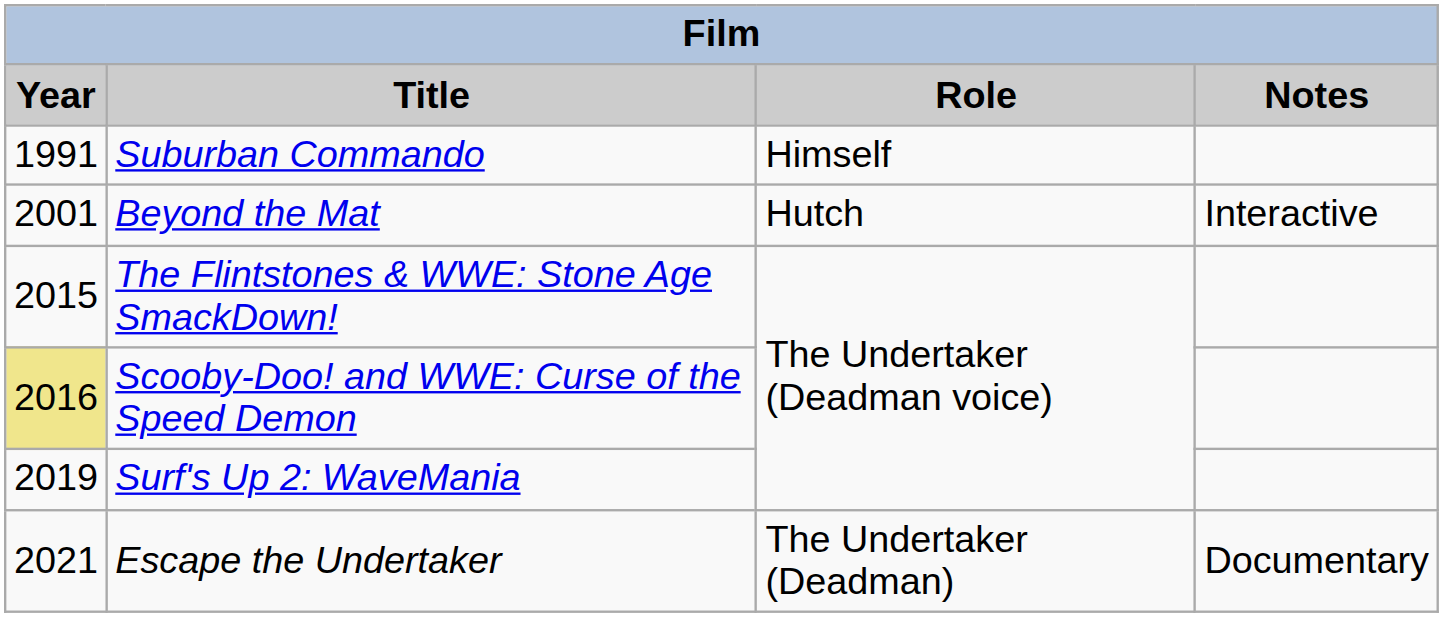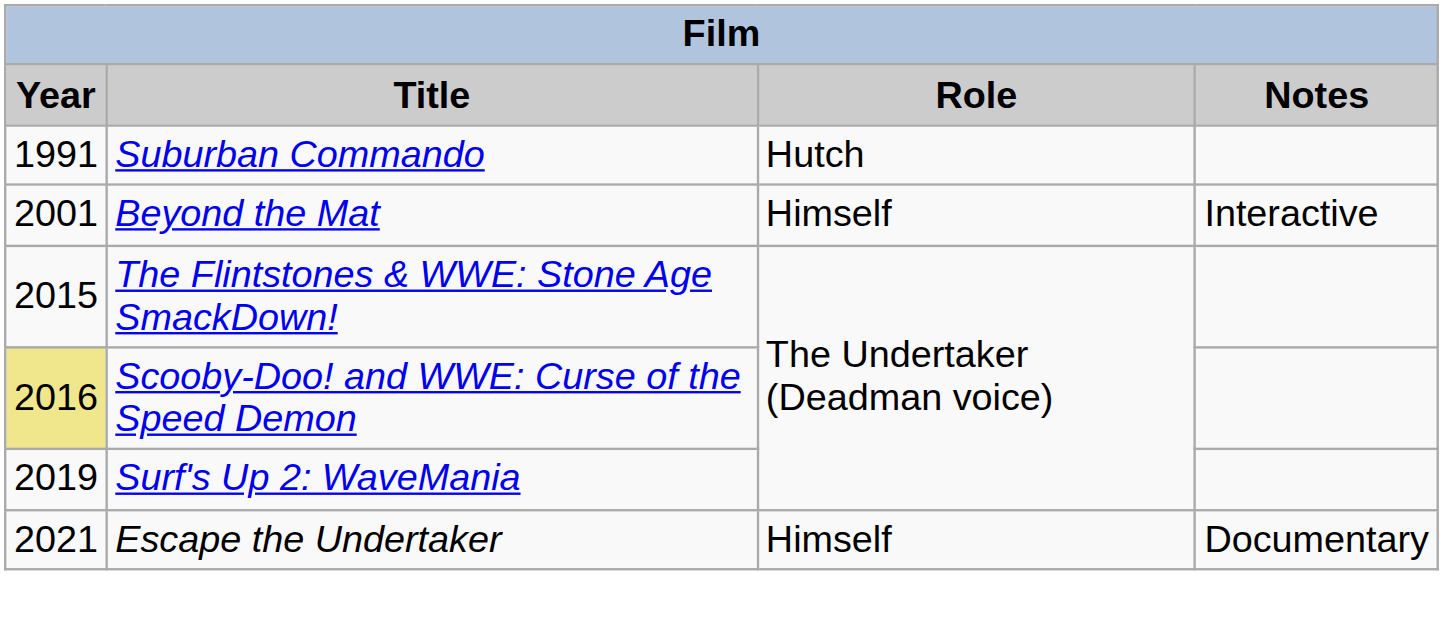(828, 154) Himself -> (815, 154) Hutch
(815, 214) Hutch -> (829, 214) Himself
(897, 559) The Undertaker (Deadman) -> (829, 538) Himself
